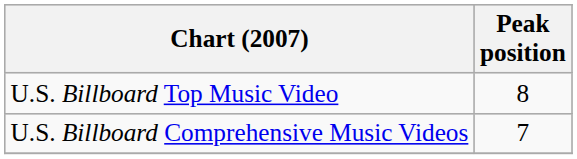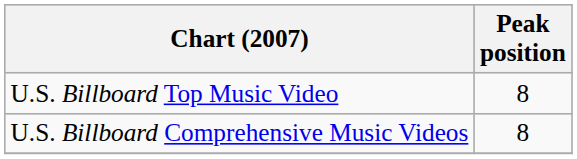(523, 133) 7 -> (523, 133) 8
